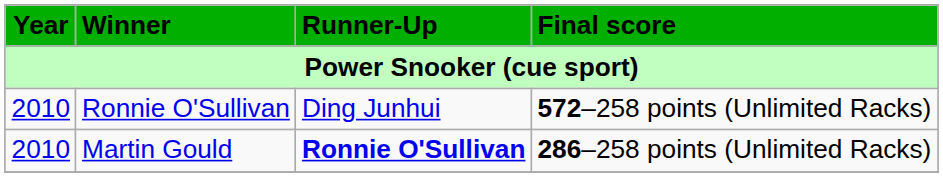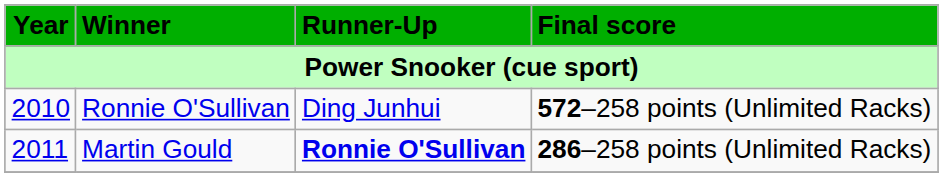(41, 150) 2010 -> (40, 150) 2011
